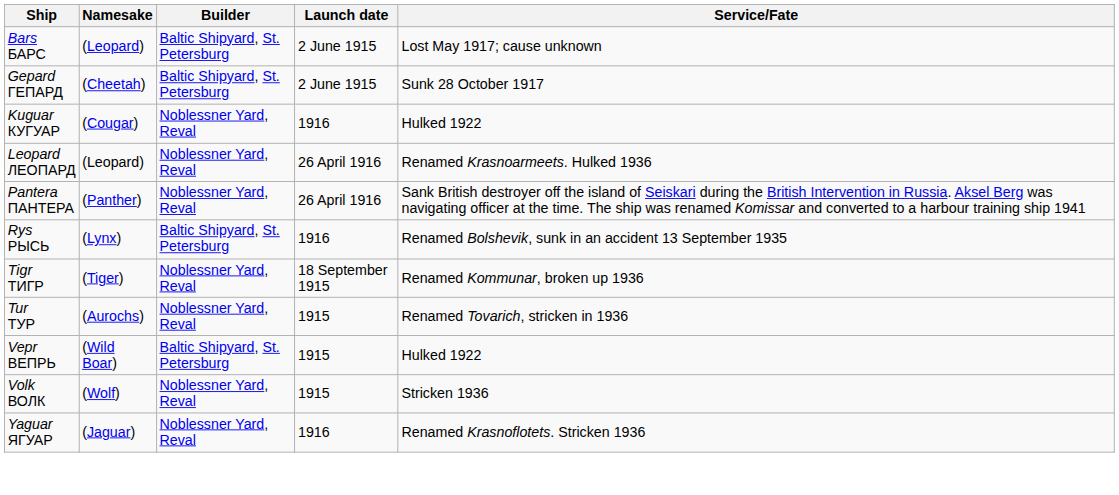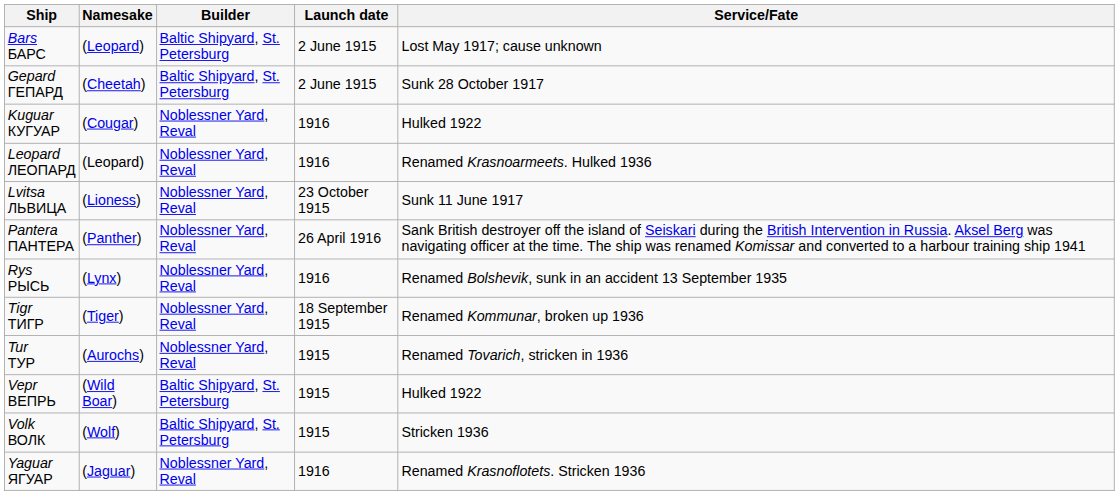(340, 162) 26 April 1916 -> (314, 162) 1916
+ row: (37, 200)
(220, 239) Baltic Shipyard, St. Petersburg -> (214, 278) Noblessner Yard, Reval
(214, 393) Noblessner Yard, Reval -> (220, 432) Baltic Shipyard, St. Petersburg
